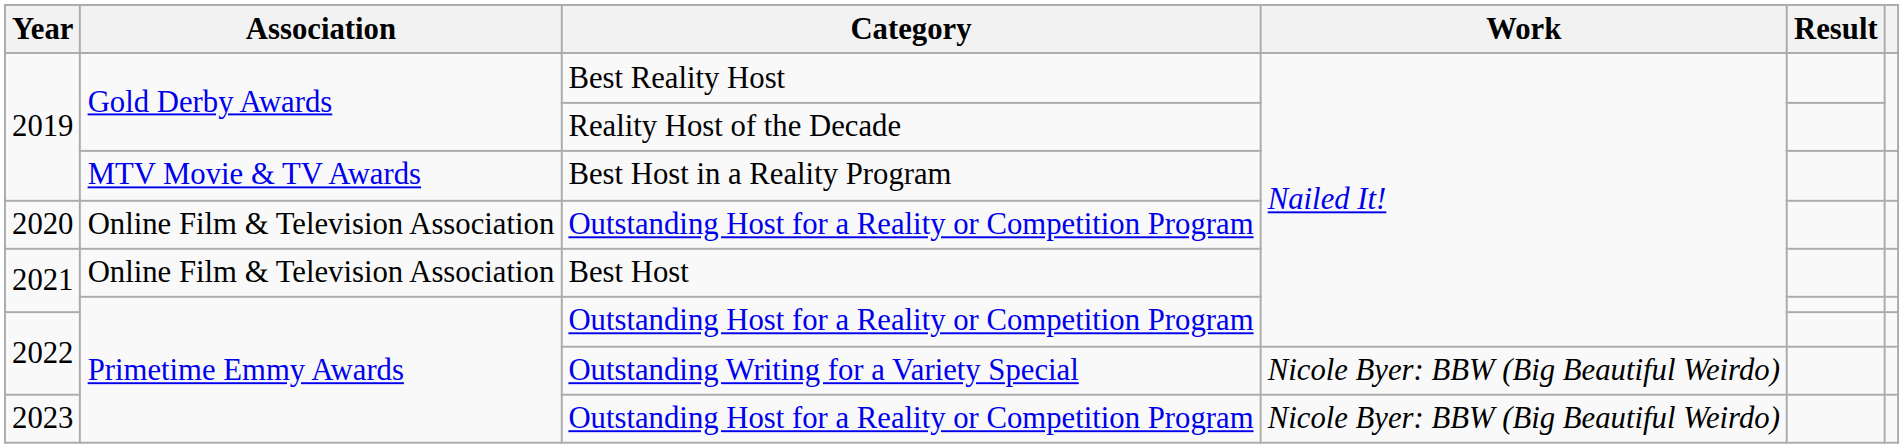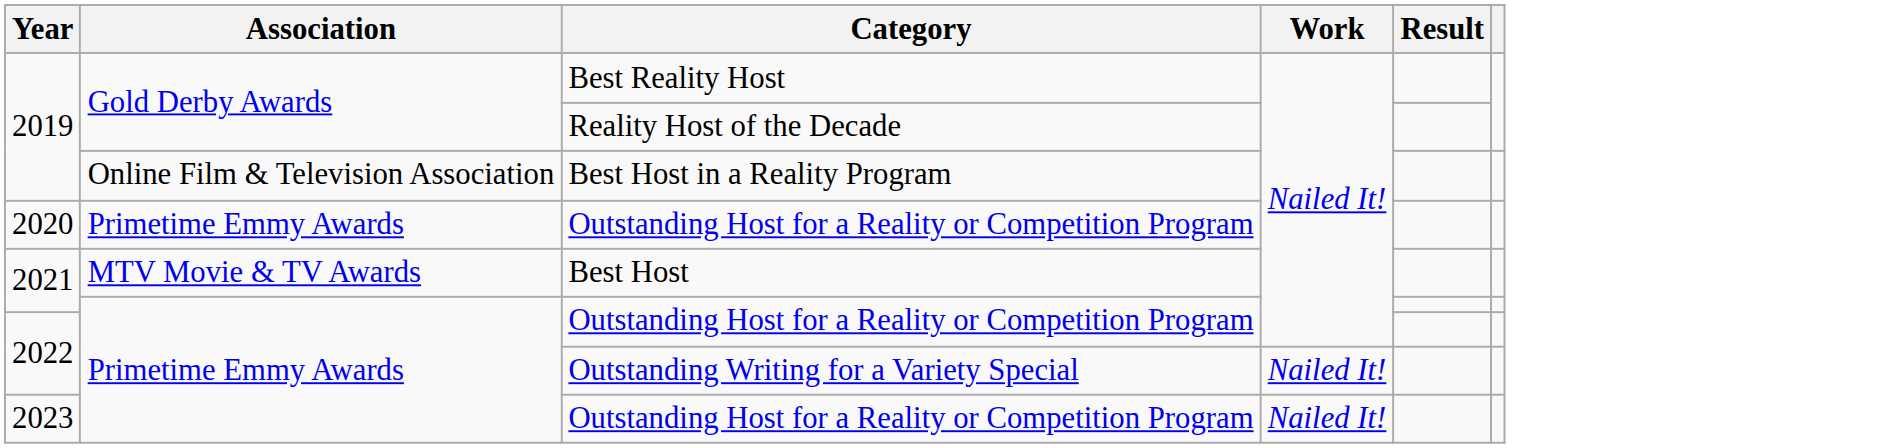(254, 175) MTV Movie & TV Awards -> (321, 175) Online Film & Television Association
(321, 223) Online Film & Television Association -> (246, 223) Primetime Emmy Awards
(321, 272) Online Film & Television Association -> (254, 272) MTV Movie & TV Awards
(1524, 369) Nicole Byer: BBW (Big Beautiful Weirdo) -> (1327, 369) Nailed It!
(1524, 418) Nicole Byer: BBW (Big Beautiful Weirdo) -> (1327, 418) Nailed It!
